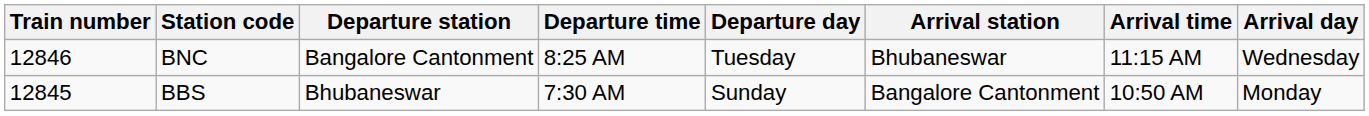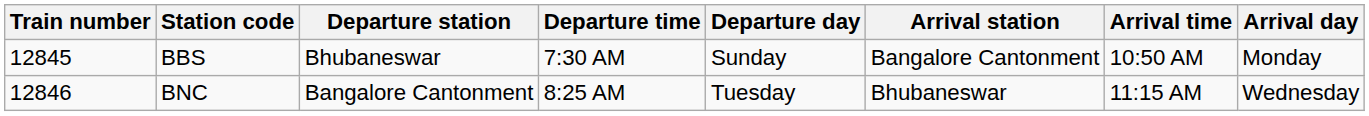rows swapped: (183, 92) <-> (184, 57)
